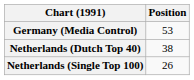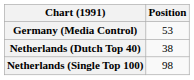(167, 65) 26 -> (167, 65) 98
